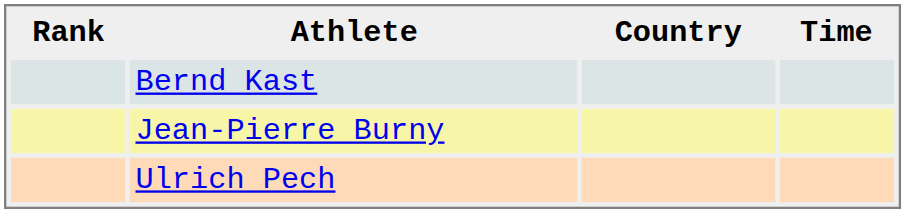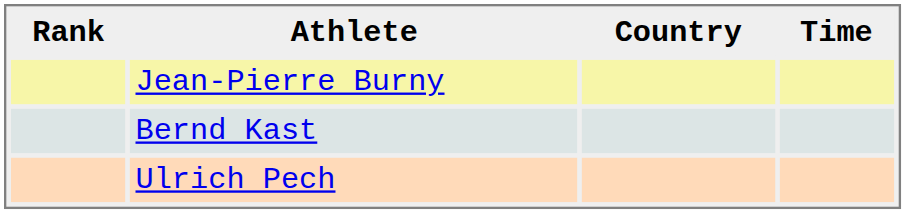rows swapped: (290, 131) <-> (226, 82)
